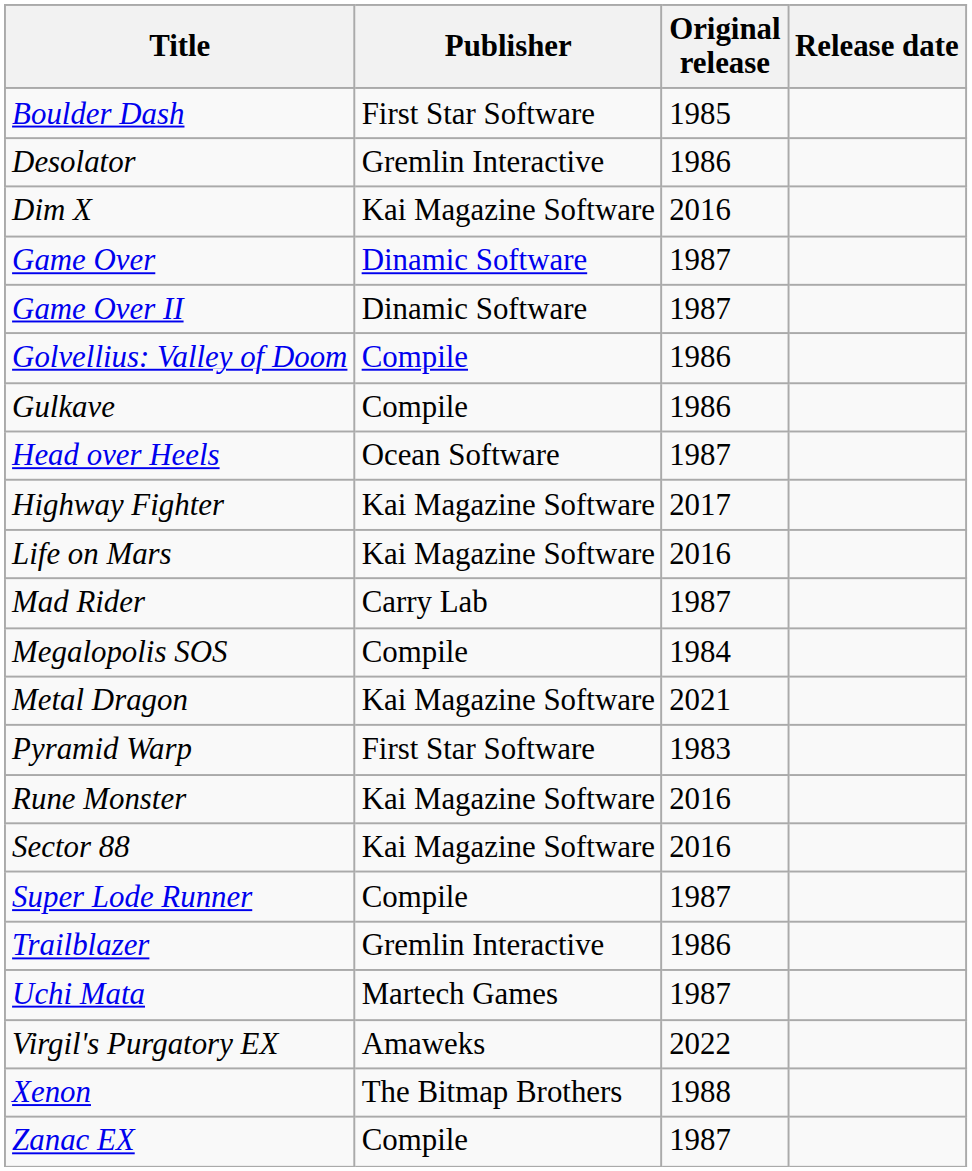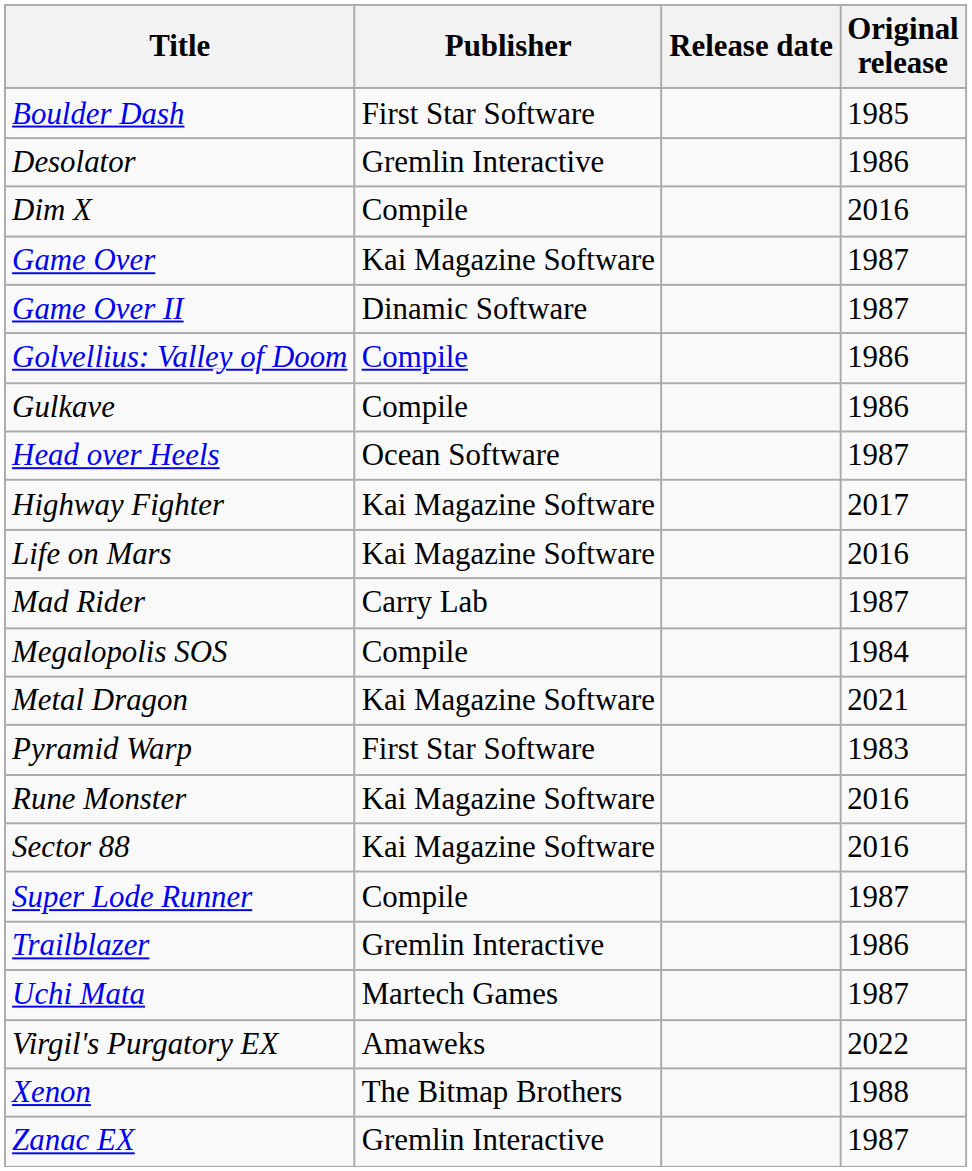columns swapped: (725, 46) <-> (877, 46)
(508, 210) Kai Magazine Software -> (415, 210) Compile
(474, 259) Dinamic Software -> (508, 259) Kai Magazine Software
(415, 1141) Compile -> (483, 1141) Gremlin Interactive
